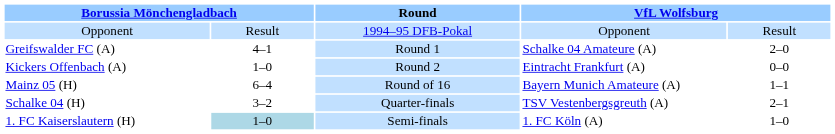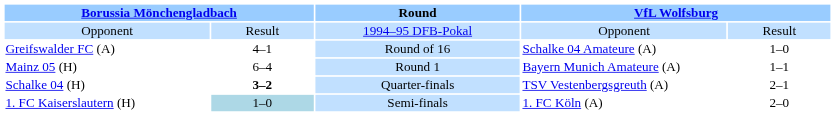(418, 49) Round 1 -> (418, 49) Round of 16
(779, 49) 2–0 -> (779, 49) 1–0
- row: (66, 67)
(418, 85) Round of 16 -> (418, 67) Round 1
(262, 103) normal -> (262, 85) bold
(779, 121) 1–0 -> (779, 103) 2–0
